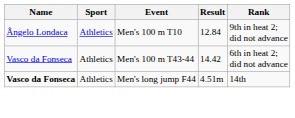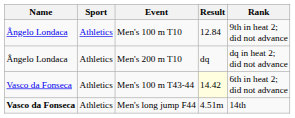+ row: (149, 59)
(210, 59) no background -> (210, 85) lightyellow background
